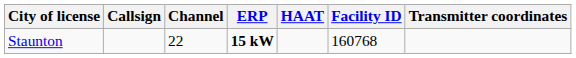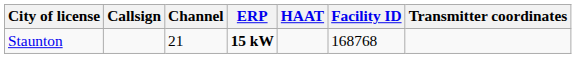(176, 41) 22 -> (176, 41) 21
(354, 41) 160768 -> (354, 41) 168768
